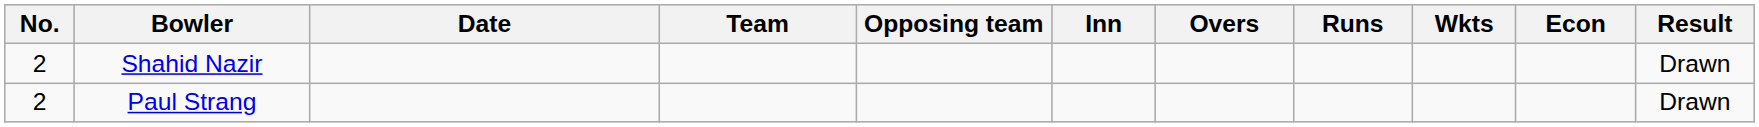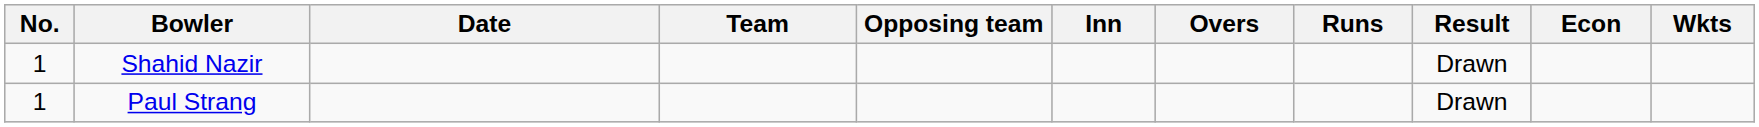columns swapped: (1464, 24) <-> (1695, 24)
(40, 63) 2 -> (40, 63) 1
(40, 102) 2 -> (40, 102) 1
